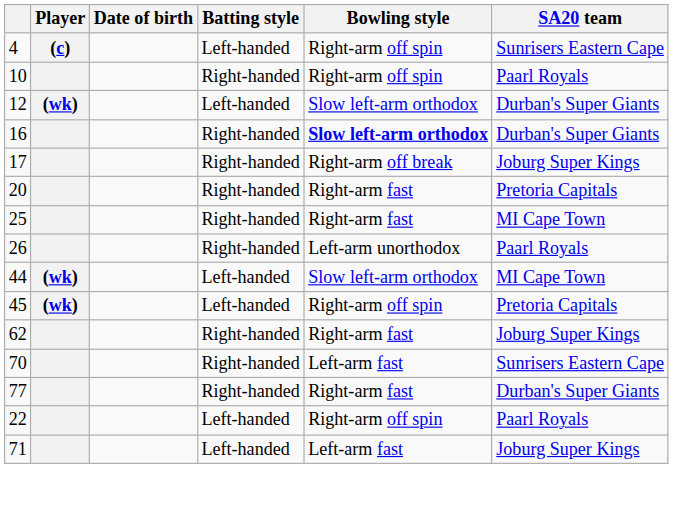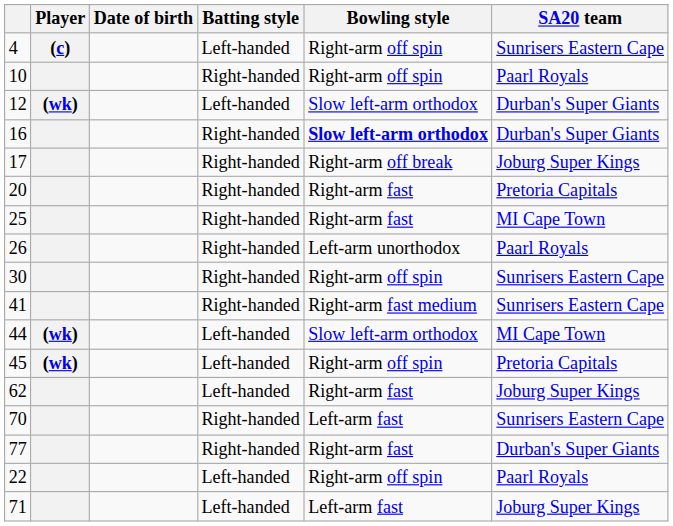+ row: (18, 276)
+ row: (18, 305)
(251, 334) Right-handed -> (246, 391) Left-handed
